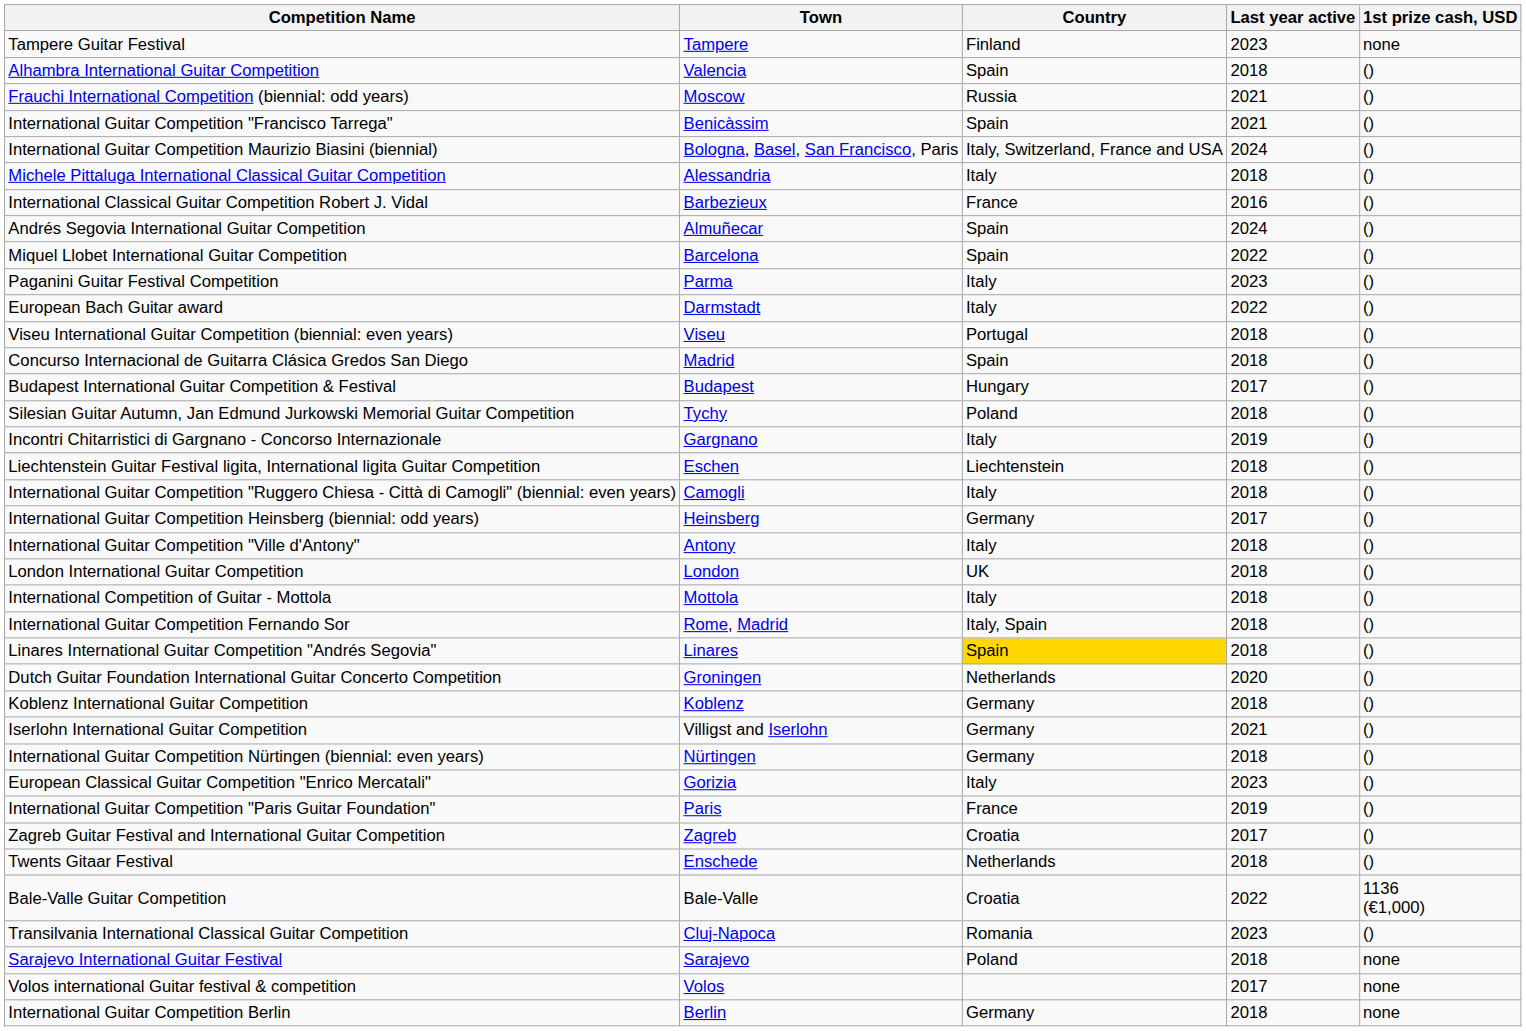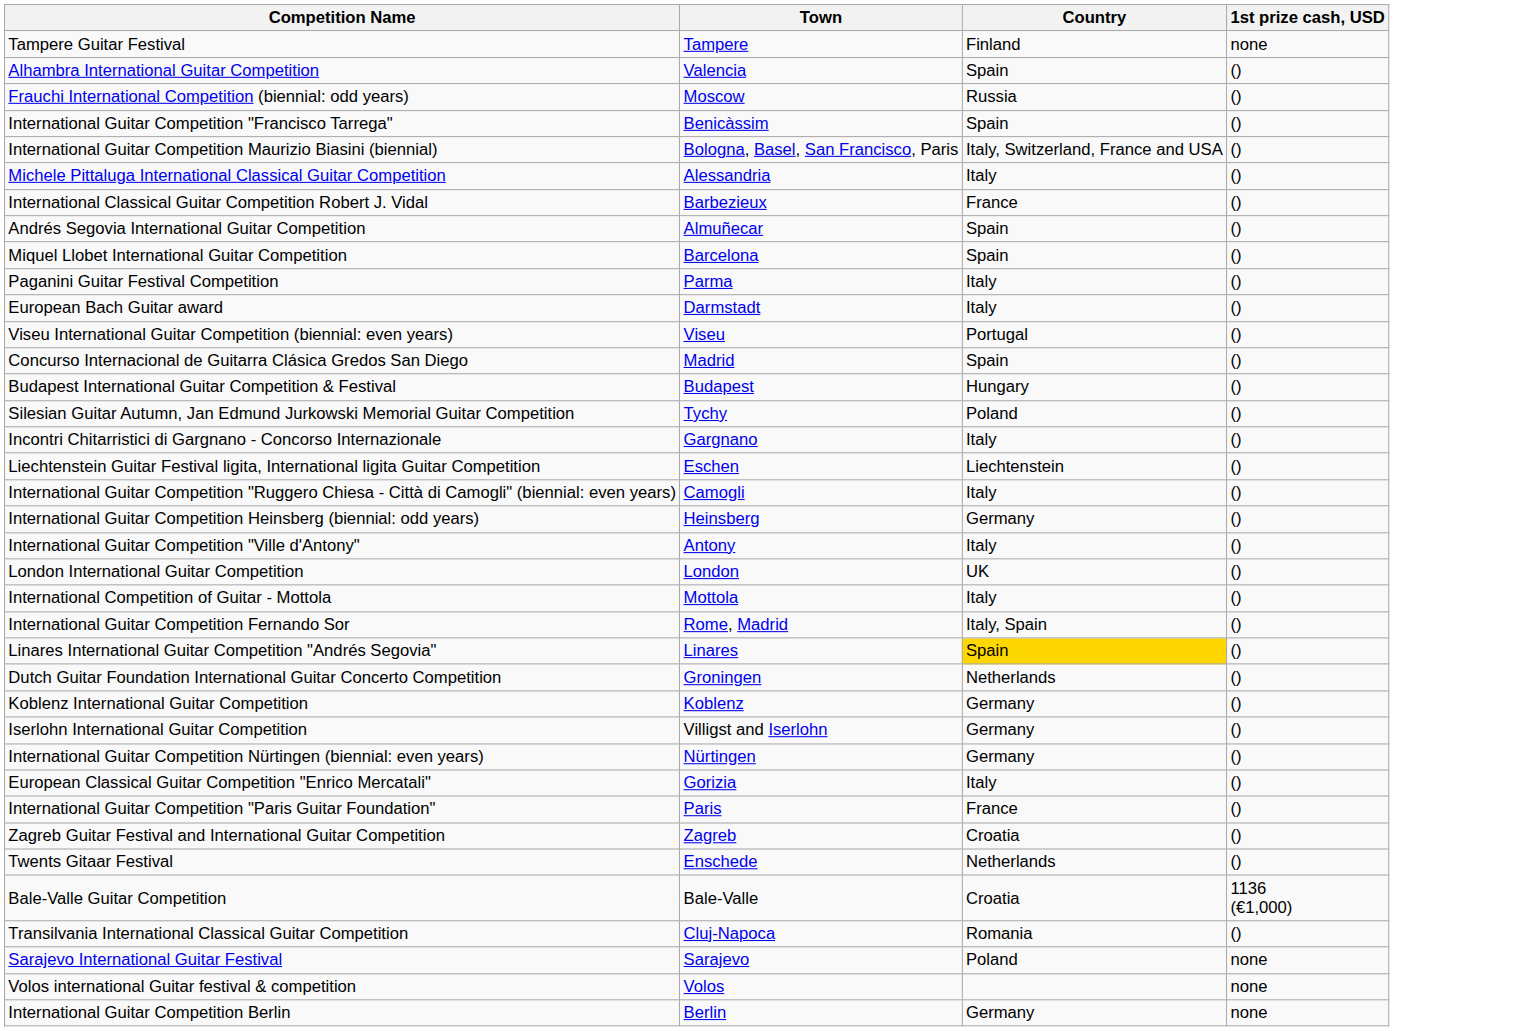- column: (1293, 17)
